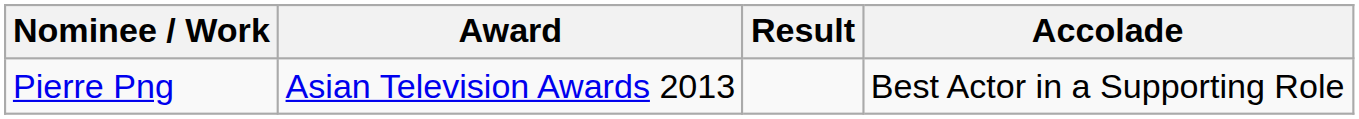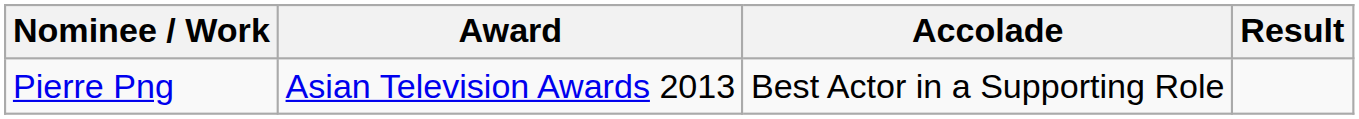columns swapped: (1108, 31) <-> (803, 31)
